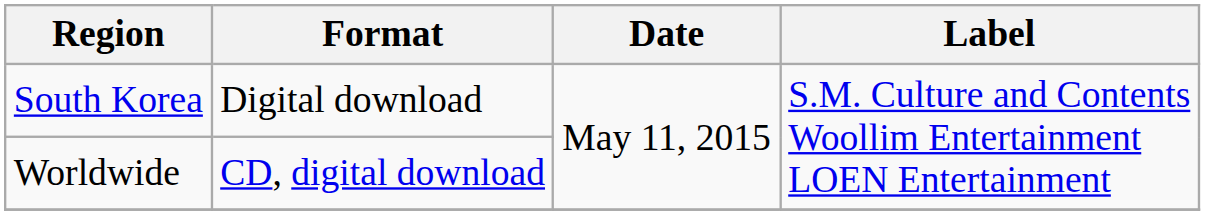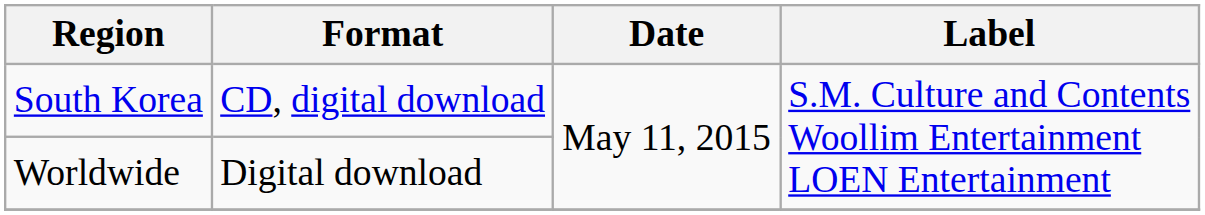(351, 100) Digital download -> (383, 100) CD, digital download
(383, 172) CD, digital download -> (351, 172) Digital download
